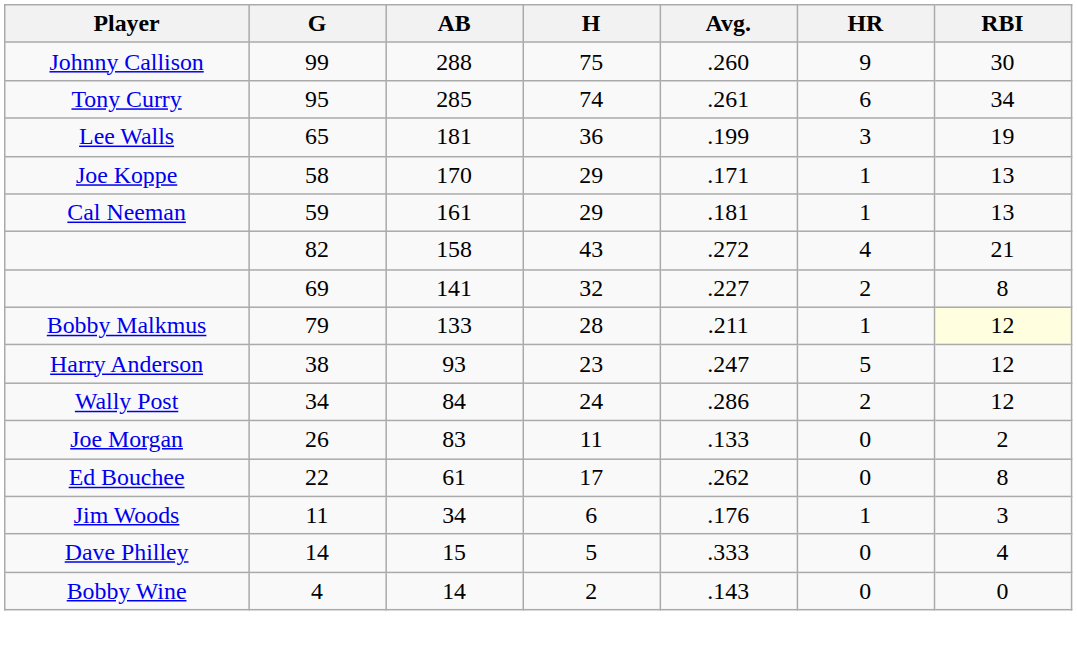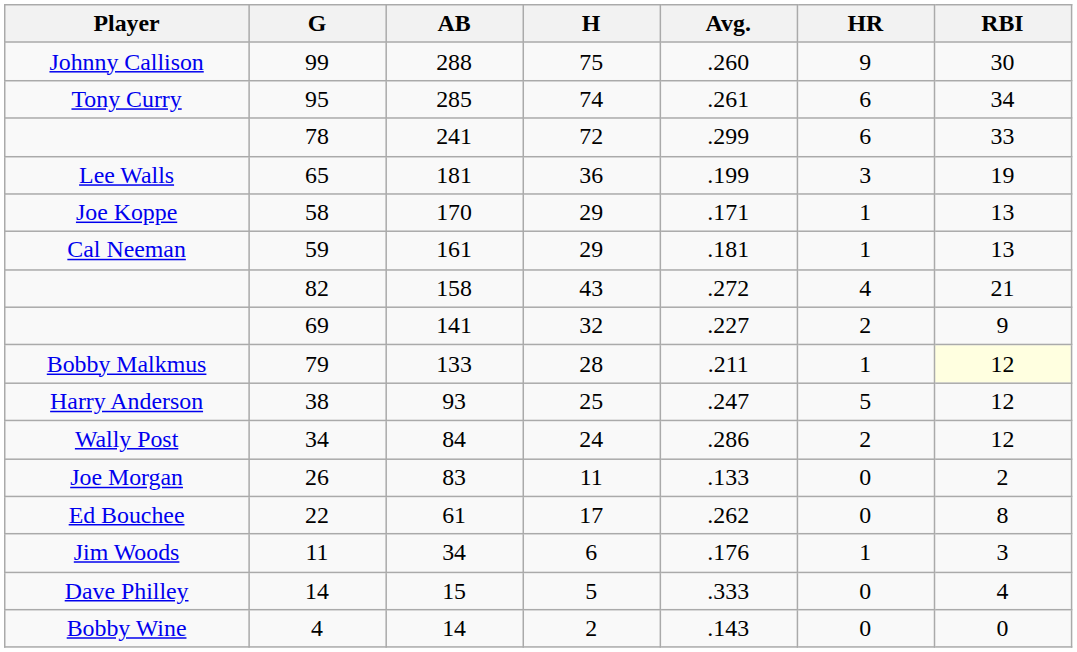+ row: (317, 136)
(1002, 288) 8 -> (1002, 325) 9
(591, 363) 23 -> (591, 401) 25
